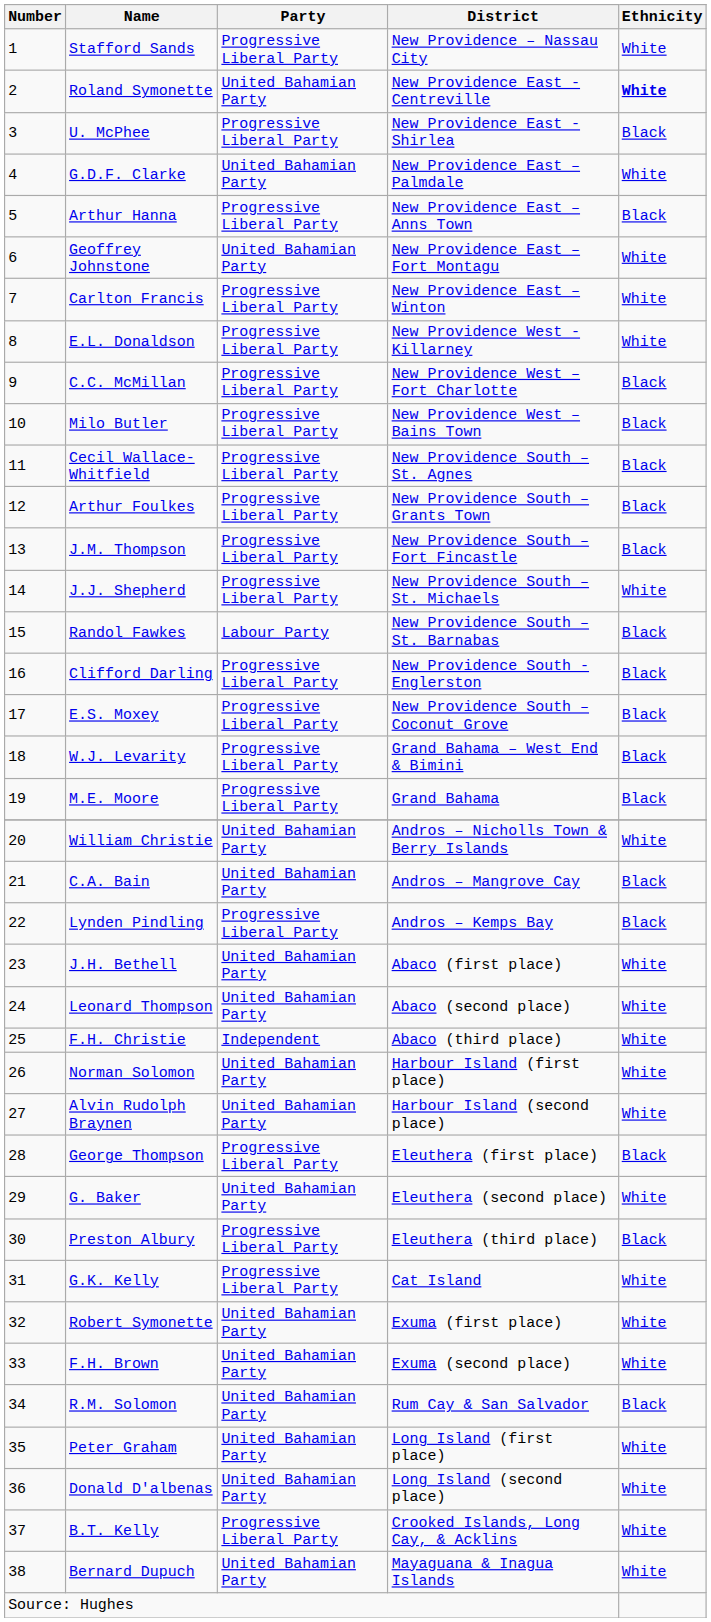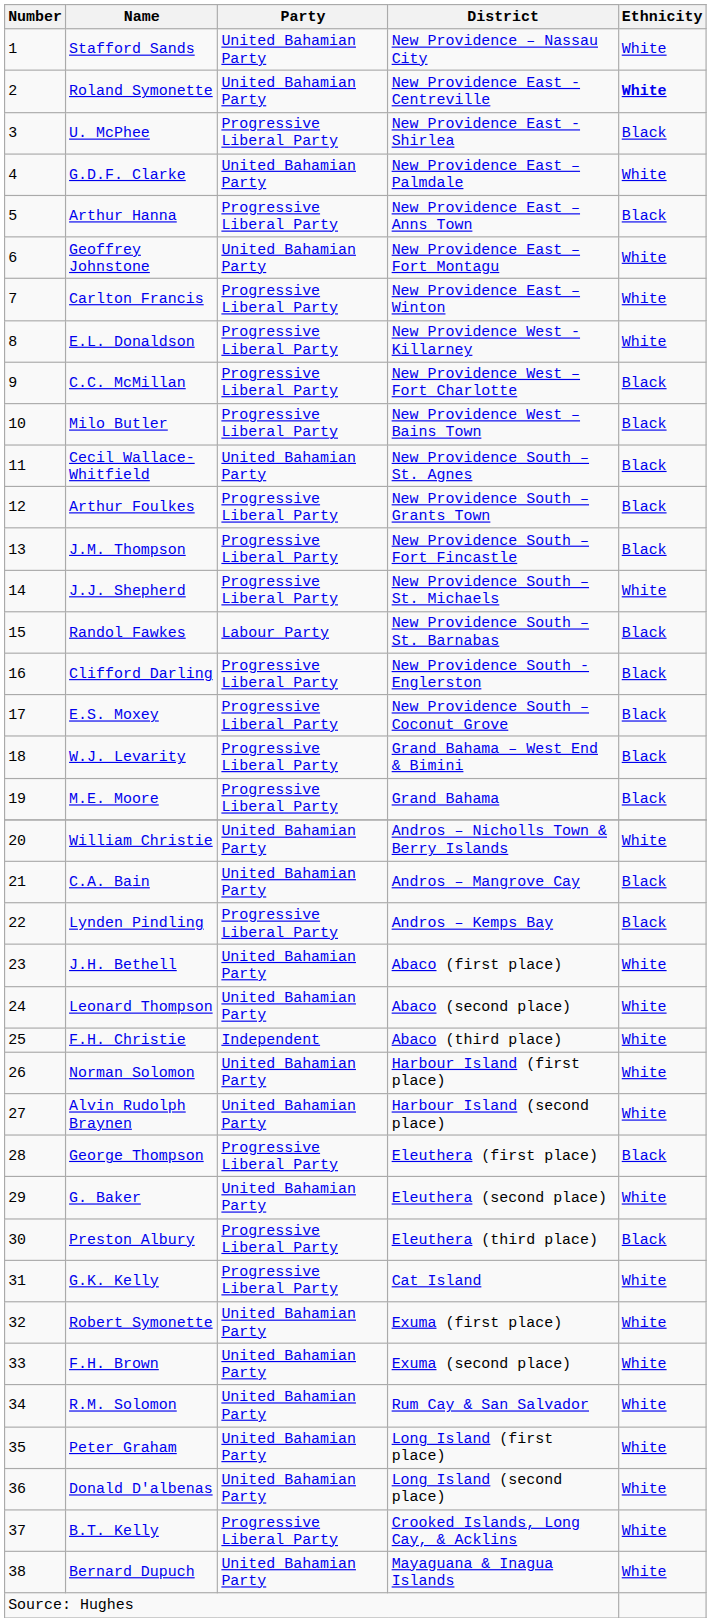(280, 50) Progressive Liberal Party -> (289, 50) United Bahamian Party
(280, 466) Progressive Liberal Party -> (289, 466) United Bahamian Party
(644, 1406) Black -> (644, 1406) White
